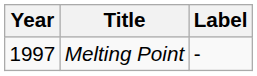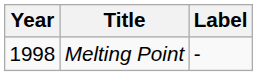(32, 53) 1997 -> (32, 53) 1998
